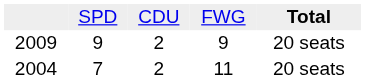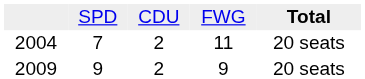rows swapped: (36, 43) <-> (36, 69)
